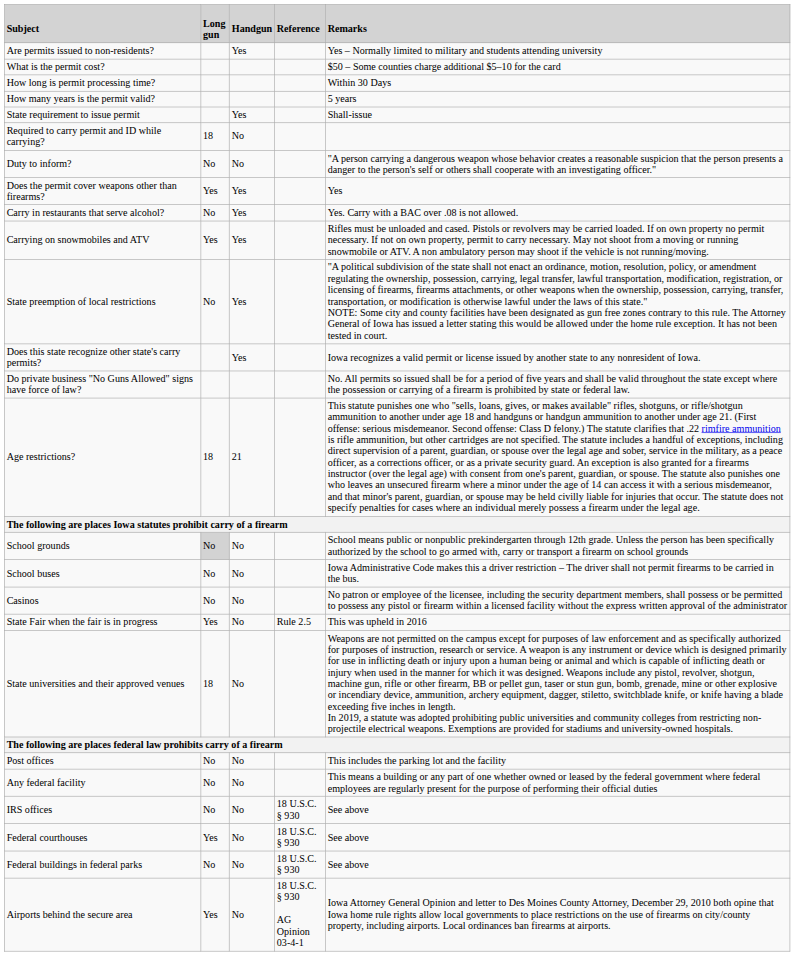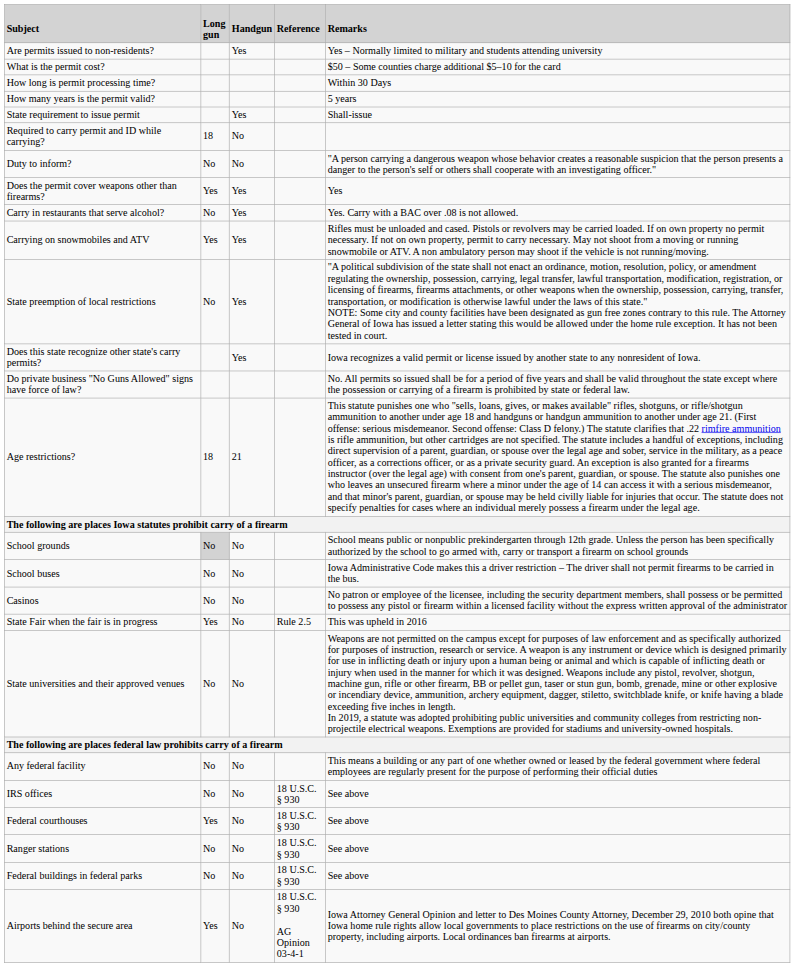(208, 683) 18 -> (209, 683) No
- row: (30, 761)
+ row: (38, 848)
